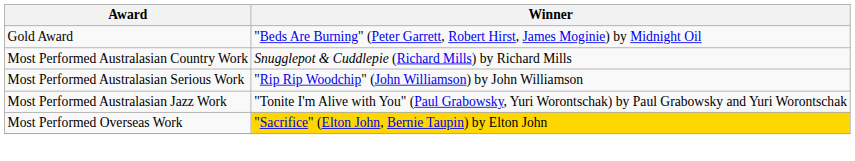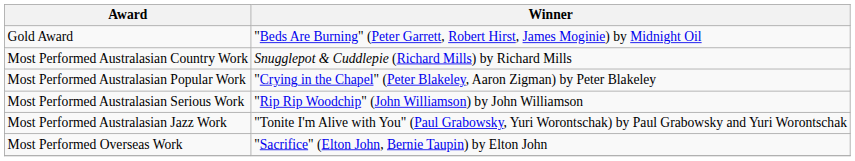+ row: (127, 79)
(401, 123) gold background -> (401, 144) no background
